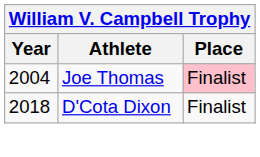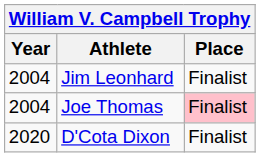+ row: (117, 78)
(30, 107) 2018 -> (30, 136) 2020
